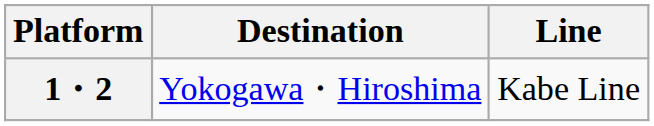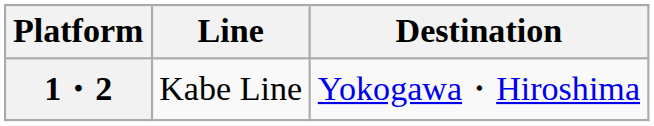columns swapped: (569, 31) <-> (320, 31)
